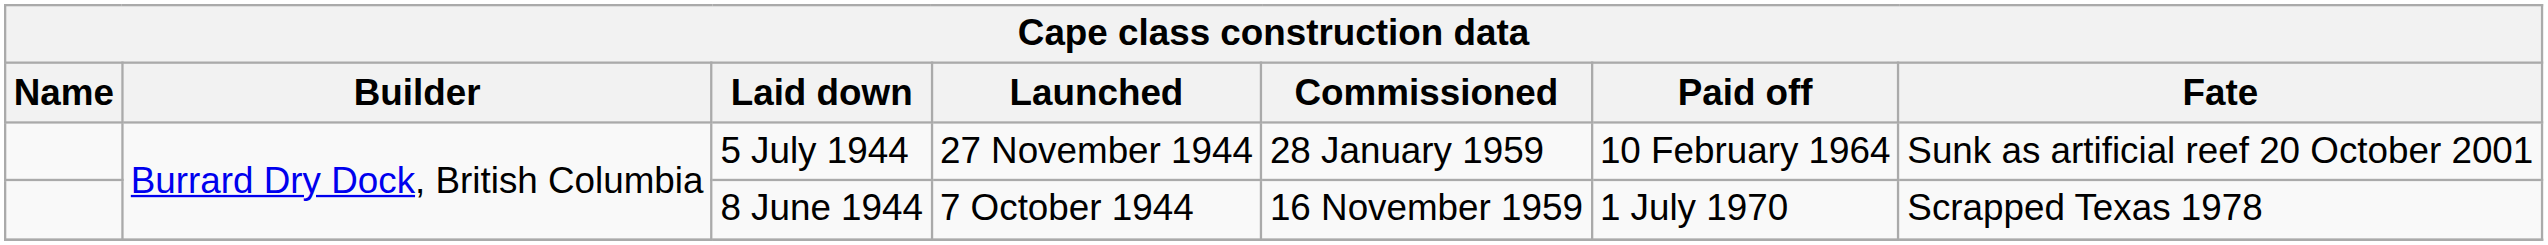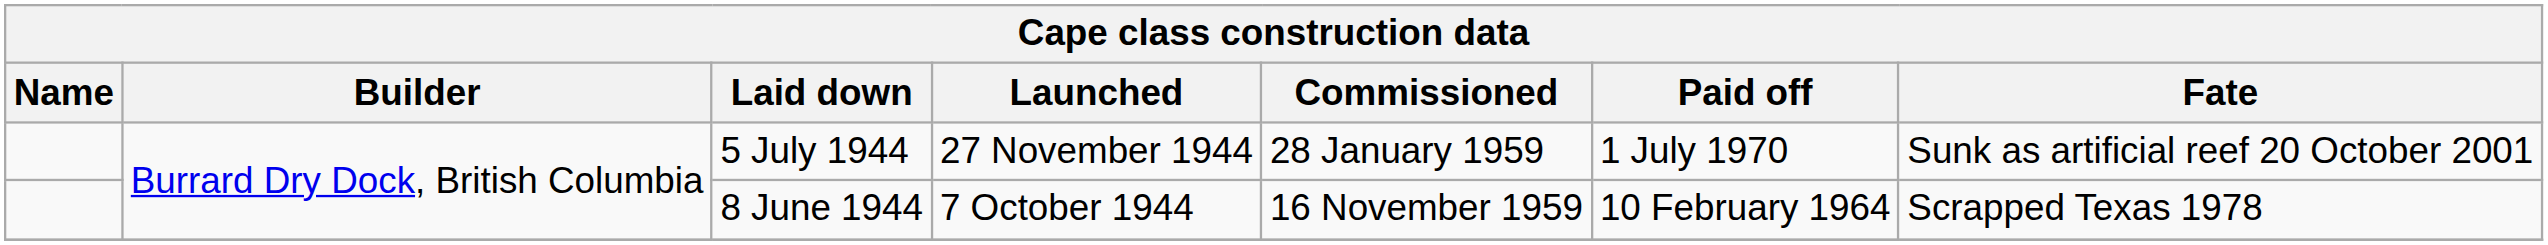(1745, 150) 10 February 1964 -> (1694, 150) 1 July 1970
(1694, 208) 1 July 1970 -> (1745, 208) 10 February 1964
